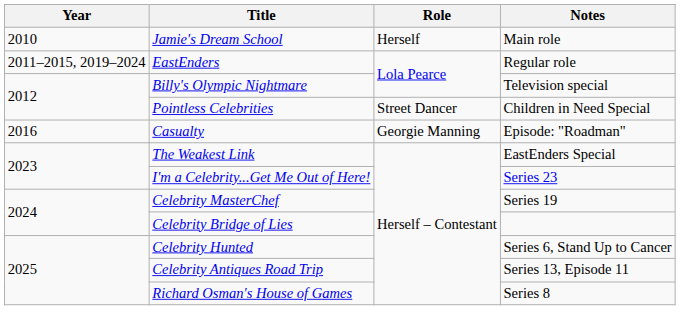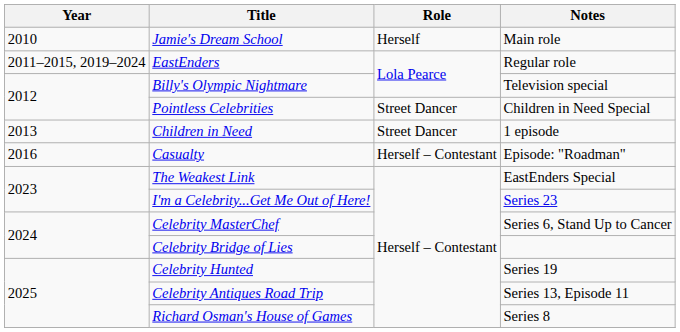+ row: (202, 131)
(429, 131) Georgie Manning -> (437, 154) Herself – Contestant
(530, 200) Series 19 -> (588, 223) Series 6, Stand Up to Cancer
(588, 246) Series 6, Stand Up to Cancer -> (530, 270) Series 19
